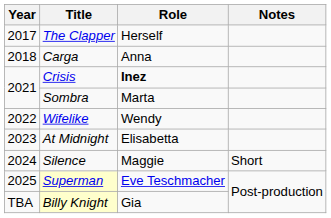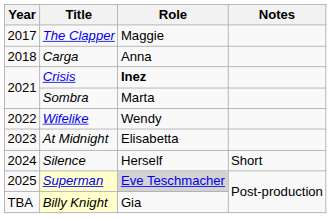(142, 35) Herself -> (142, 35) Maggie
(142, 160) Maggie -> (142, 160) Herself
(173, 181) no background -> (173, 181) lightgrey background
